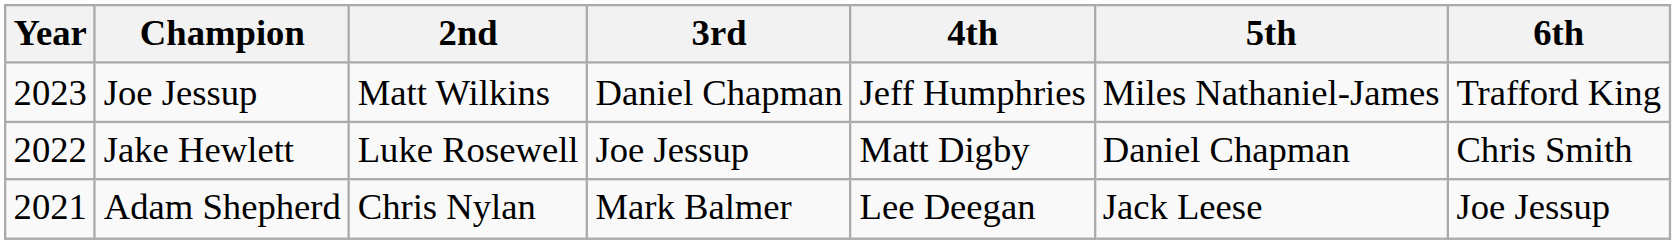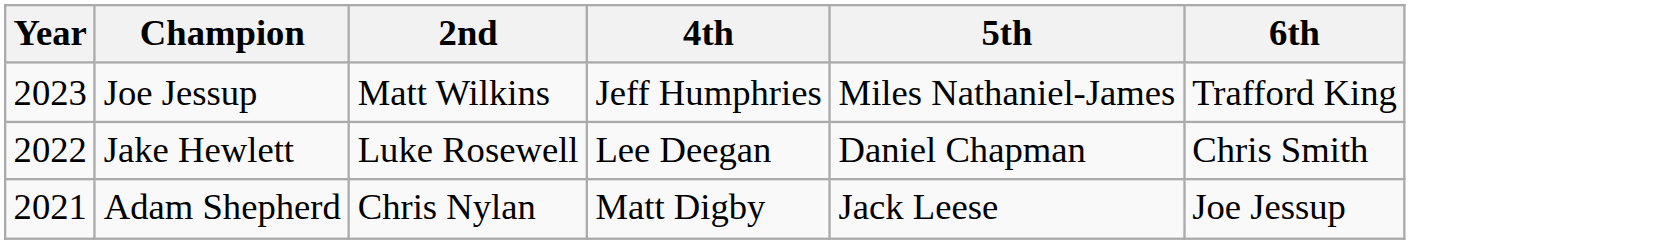- column: (719, 33)
(945, 149) Matt Digby -> (683, 149) Lee Deegan
(948, 207) Lee Deegan -> (680, 207) Matt Digby
